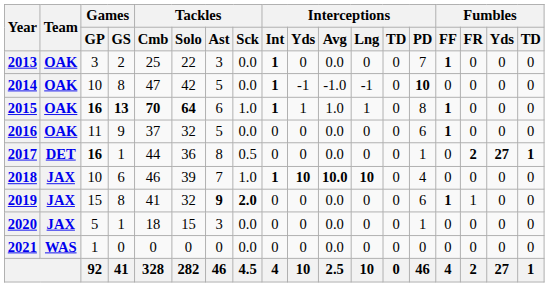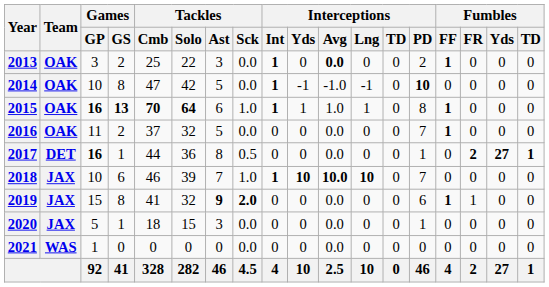(335, 62) normal -> (335, 62) bold
(423, 62) 7 -> (423, 62) 2
(121, 131) 9 -> (121, 131) 2
(423, 131) 6 -> (423, 131) 7
(423, 177) 4 -> (423, 177) 7
